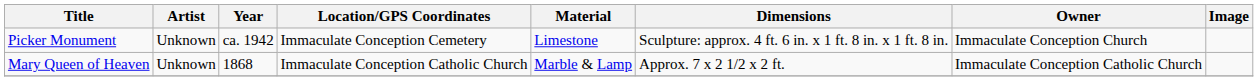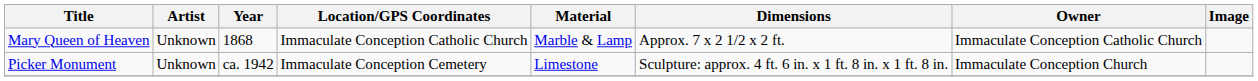rows swapped: (62, 40) <-> (79, 64)
